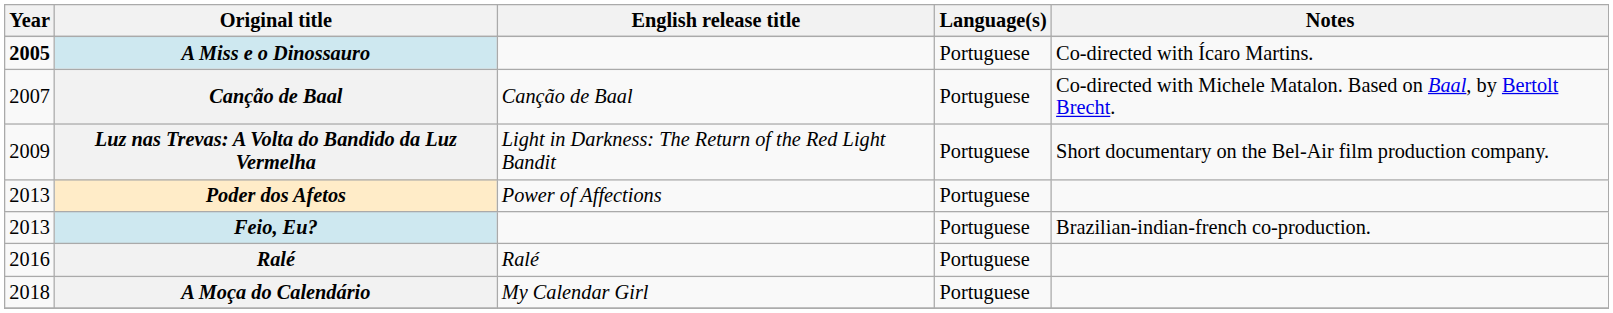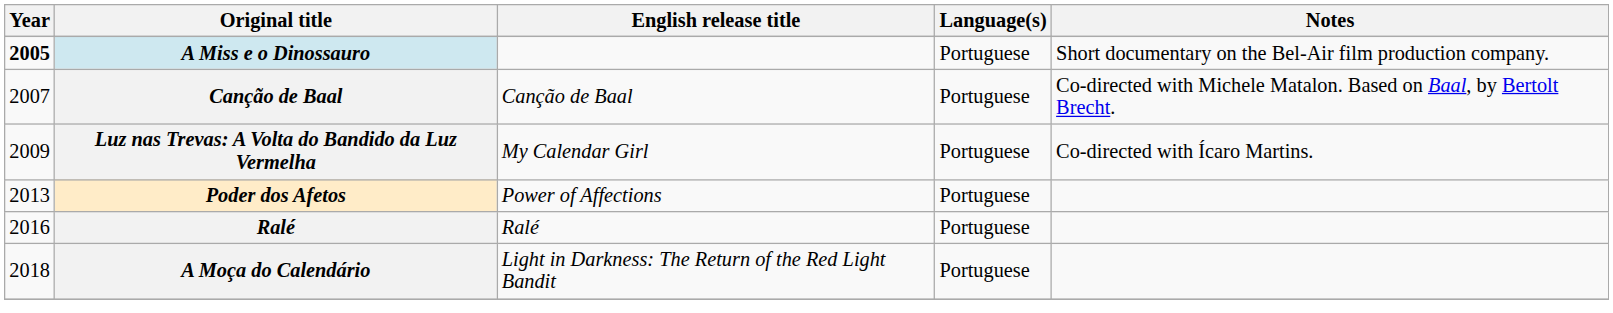(1185, 52) Co-directed with Ícaro Martins. -> (1303, 52) Short documentary on the Bel-Air film production company.
(694, 151) Light in Darkness: The Return of the Red Light Bandit -> (575, 151) My Calendar Girl
(1303, 151) Short documentary on the Bel-Air film production company. -> (1185, 151) Co-directed with Ícaro Martins.
- row: (276, 227)
(575, 291) My Calendar Girl -> (694, 271) Light in Darkness: The Return of the Red Light Bandit
